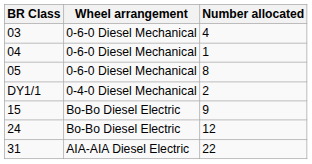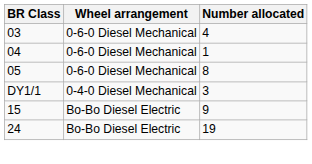(206, 91) 2 -> (206, 91) 3
(209, 129) 12 -> (209, 129) 19
- row: (14, 149)
